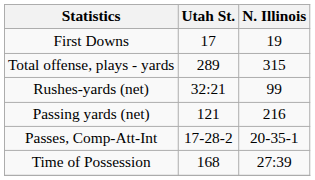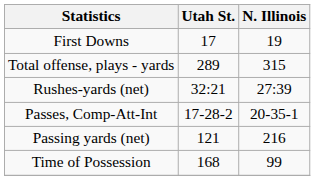(274, 89) 99 -> (274, 89) 27:39
rows swapped: (91, 114) <-> (91, 138)
(274, 162) 27:39 -> (274, 162) 99
